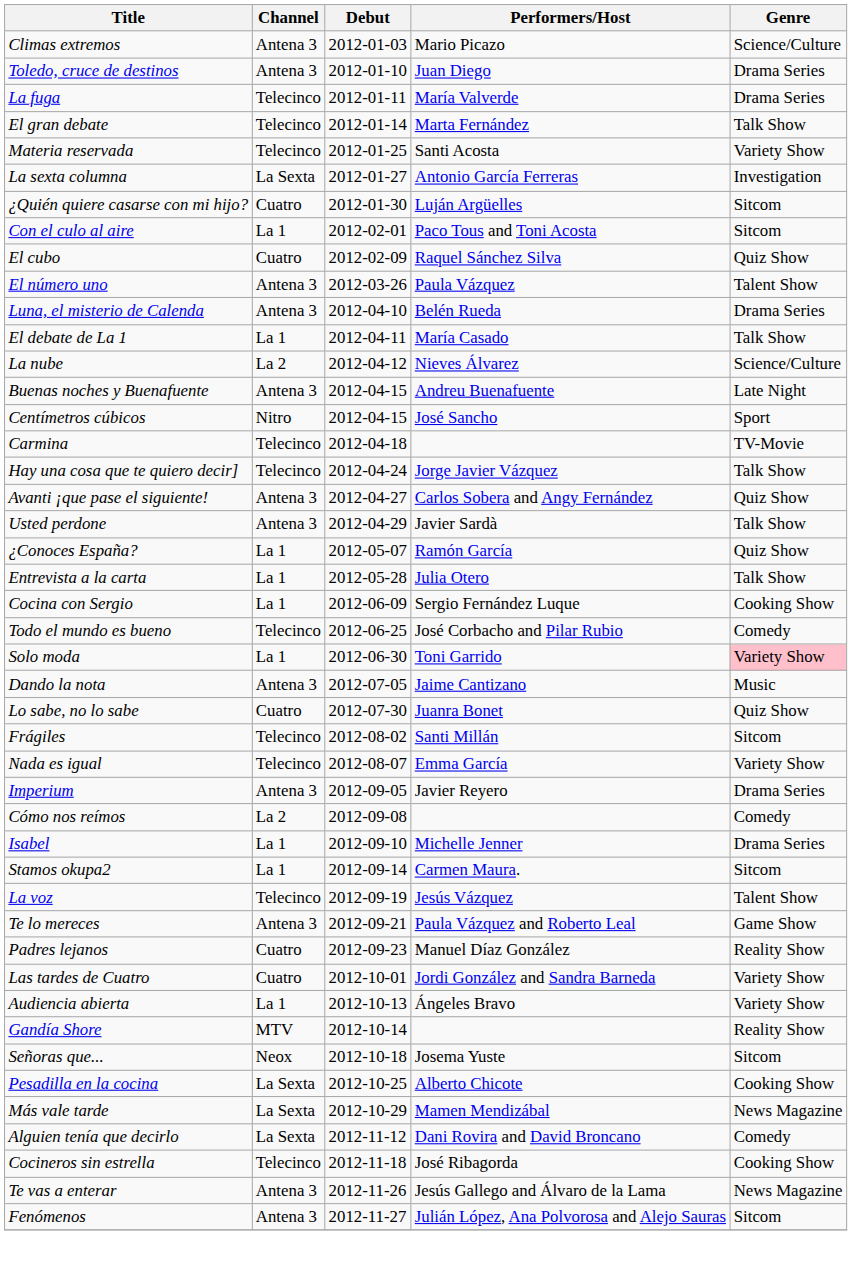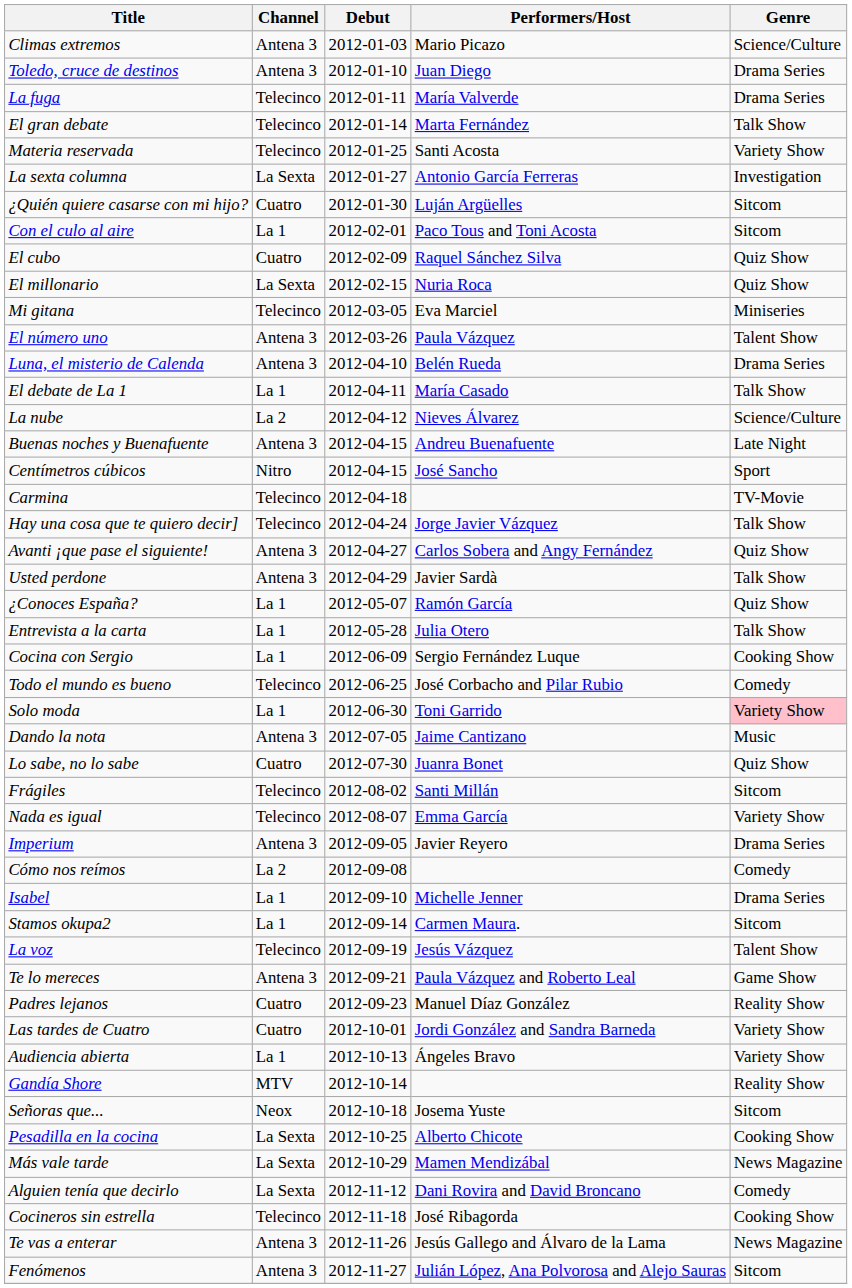+ row: (53, 284)
+ row: (41, 310)
